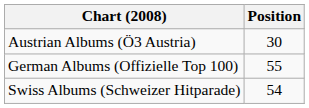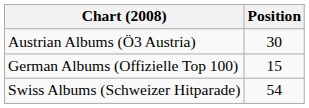(274, 66) 55 -> (274, 66) 15
